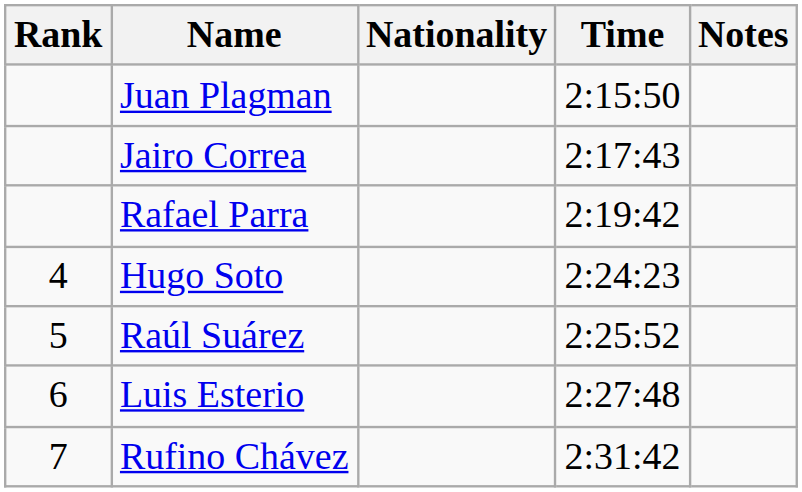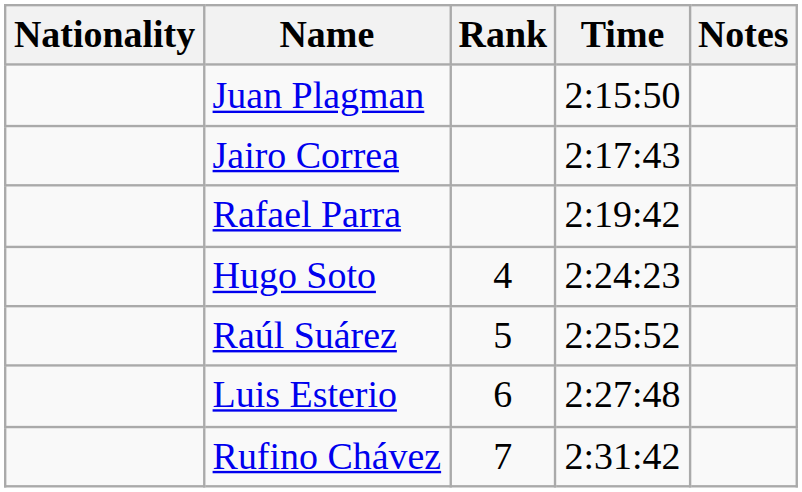columns swapped: (58, 34) <-> (457, 34)
